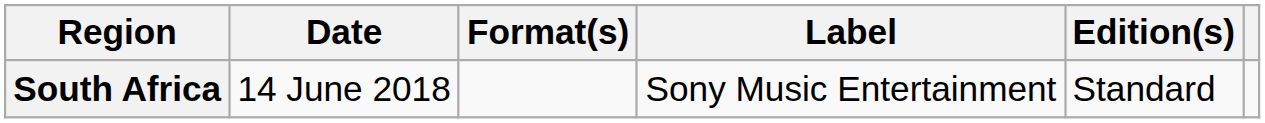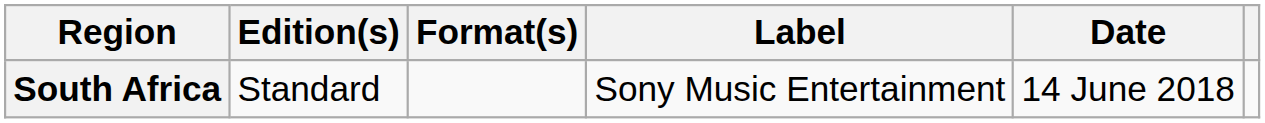columns swapped: (344, 32) <-> (1154, 32)
